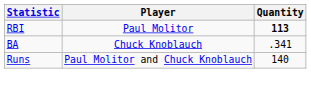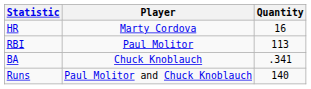+ row: (13, 28)
(280, 28) bold -> (280, 44) normal
